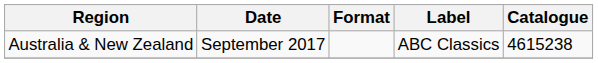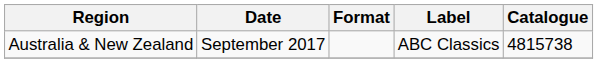(540, 44) 4615238 -> (540, 44) 4815738
